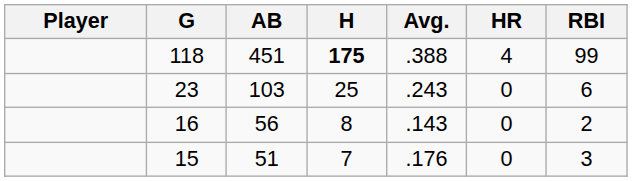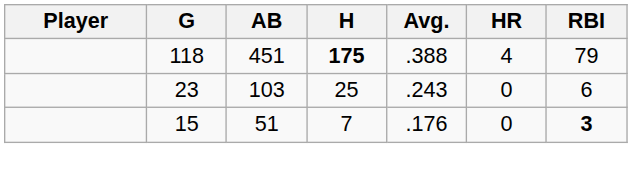(586, 55) 99 -> (586, 55) 79
- row: (267, 124)
(586, 158) normal -> (586, 124) bold
